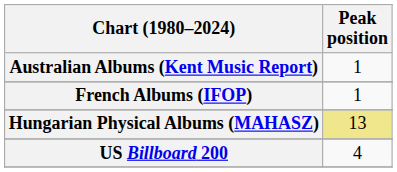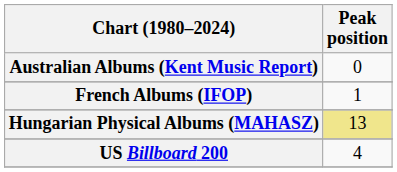(358, 67) 1 -> (358, 67) 0
